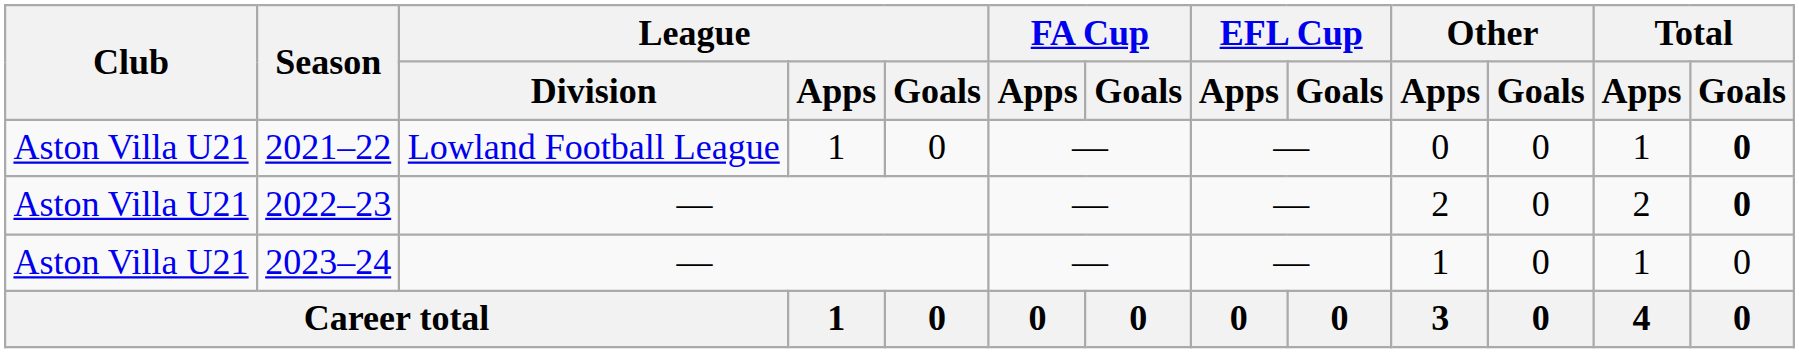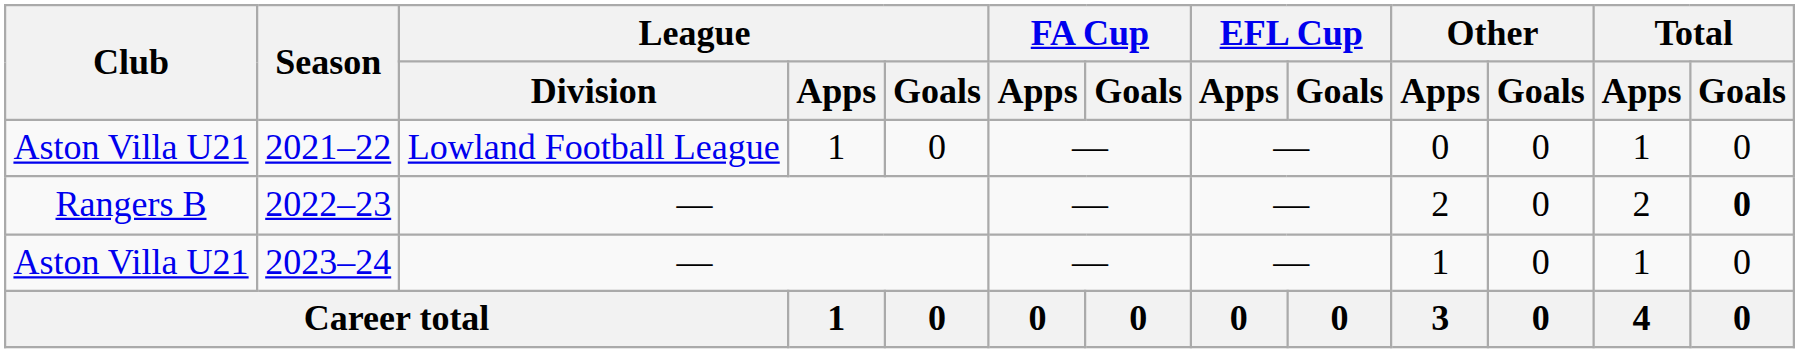(1742, 147) bold -> (1742, 147) normal
(131, 204) Aston Villa U21 -> (131, 204) Rangers B
